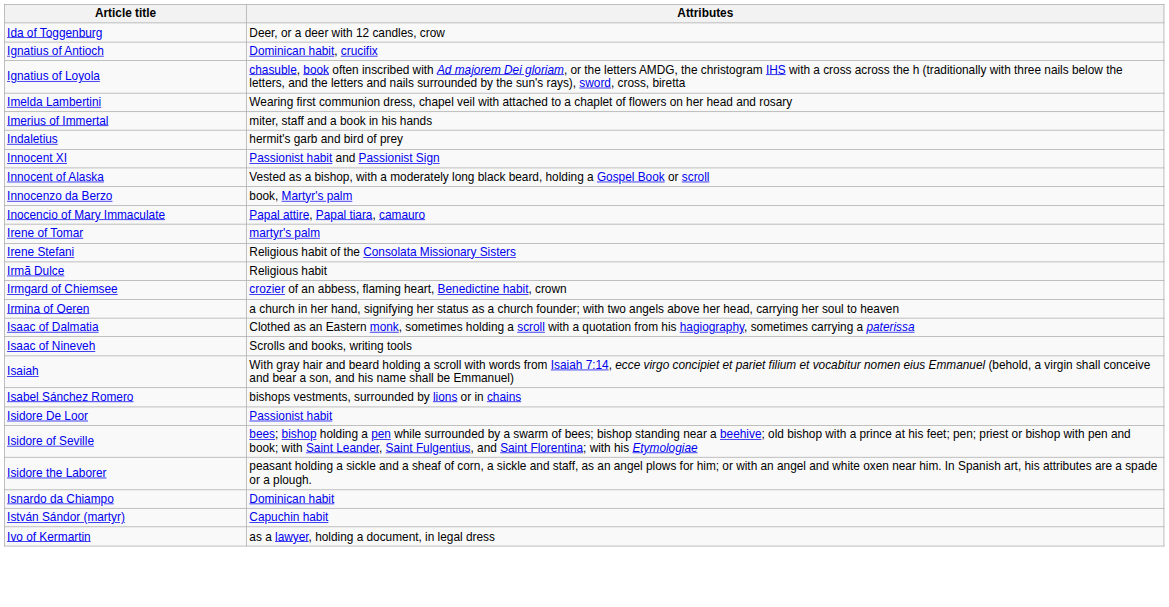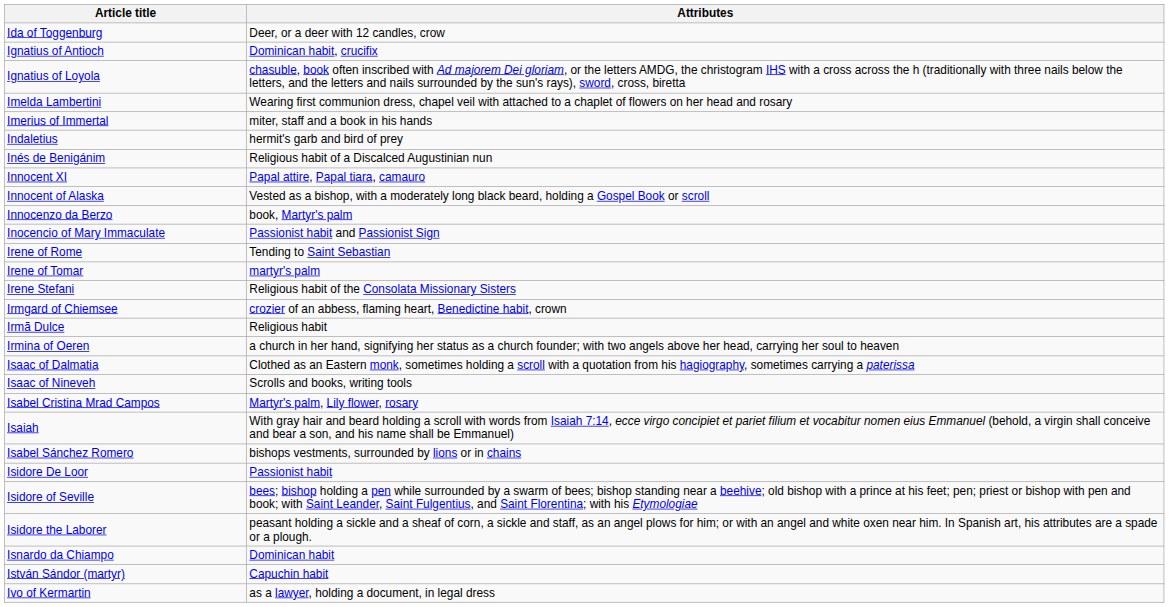+ row: (56, 158)
(344, 158) Passionist habit and Passionist Sign -> (337, 177) Papal attire, Papal tiara, camauro
(337, 214) Papal attire, Papal tiara, camauro -> (344, 233) Passionist habit and Passionist Sign
+ row: (45, 252)
rows swapped: (36, 271) <-> (62, 290)
+ row: (83, 402)
